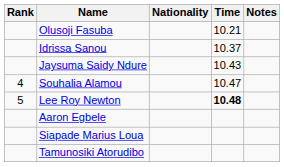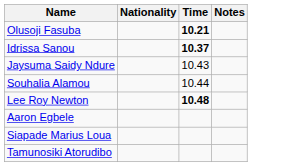- column: (20, 13)
(227, 30) normal -> (195, 30) bold
(227, 48) normal -> (195, 48) bold
(227, 83) 10.47 -> (195, 83) 10.44
